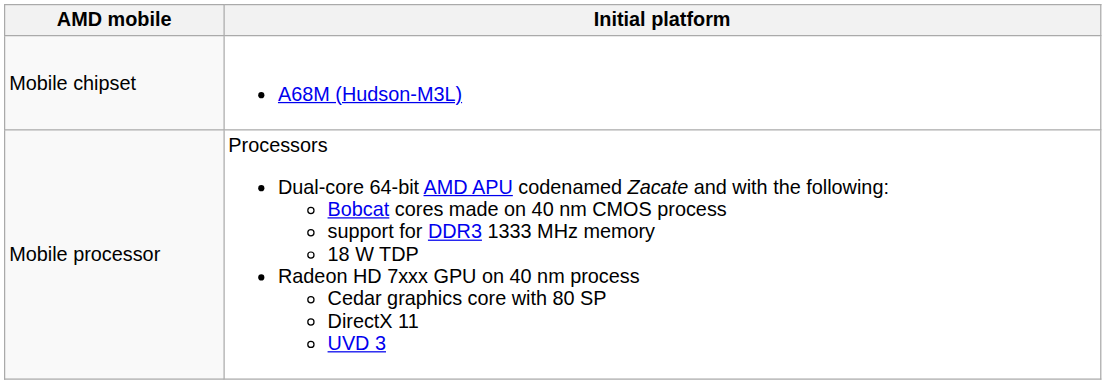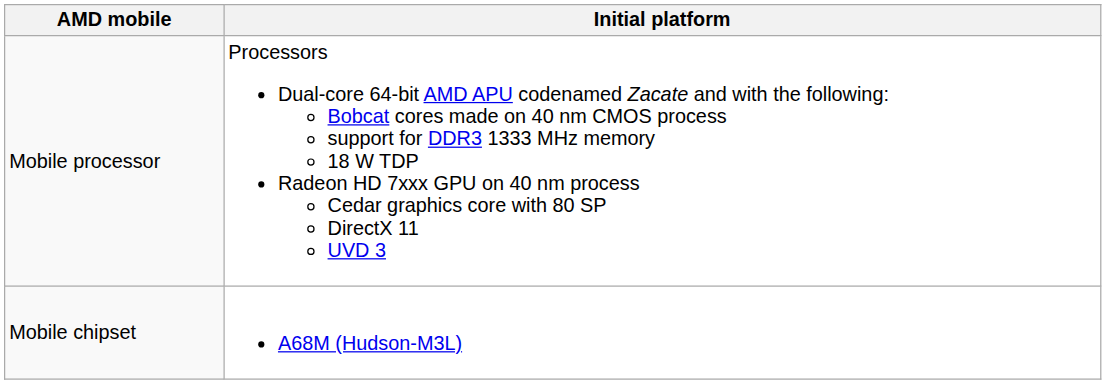rows swapped: (85, 254) <-> (73, 82)
